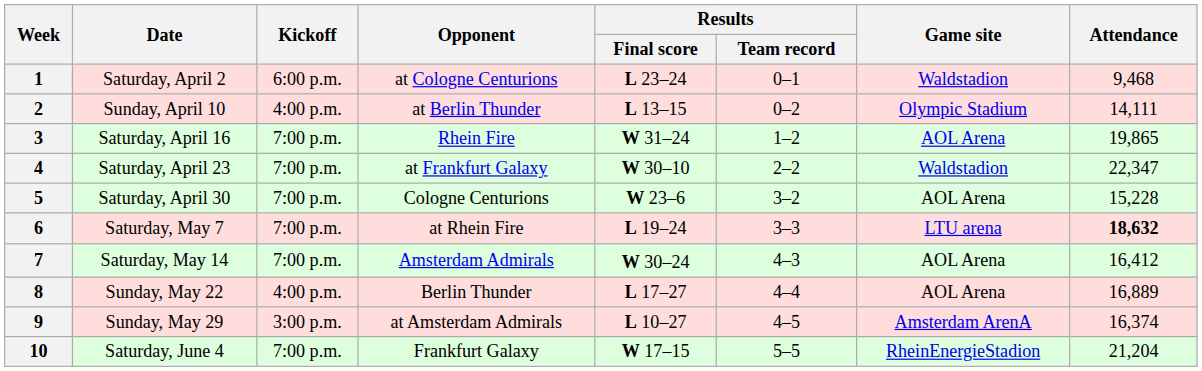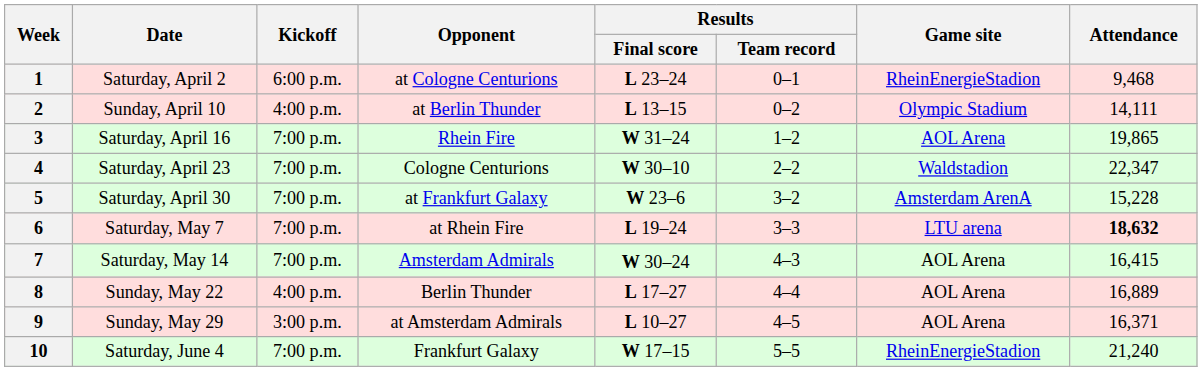(963, 79) Waldstadion -> (963, 79) RheinEnergieStadion
(476, 168) at Frankfurt Galaxy -> (476, 168) Cologne Centurions
(476, 198) Cologne Centurions -> (476, 198) at Frankfurt Galaxy
(963, 198) AOL Arena -> (963, 198) Amsterdam ArenA
(1134, 260) 16,412 -> (1134, 260) 16,415
(963, 321) Amsterdam ArenA -> (963, 321) AOL Arena
(1134, 321) 16,374 -> (1134, 321) 16,371
(1134, 351) 21,204 -> (1134, 351) 21,240
